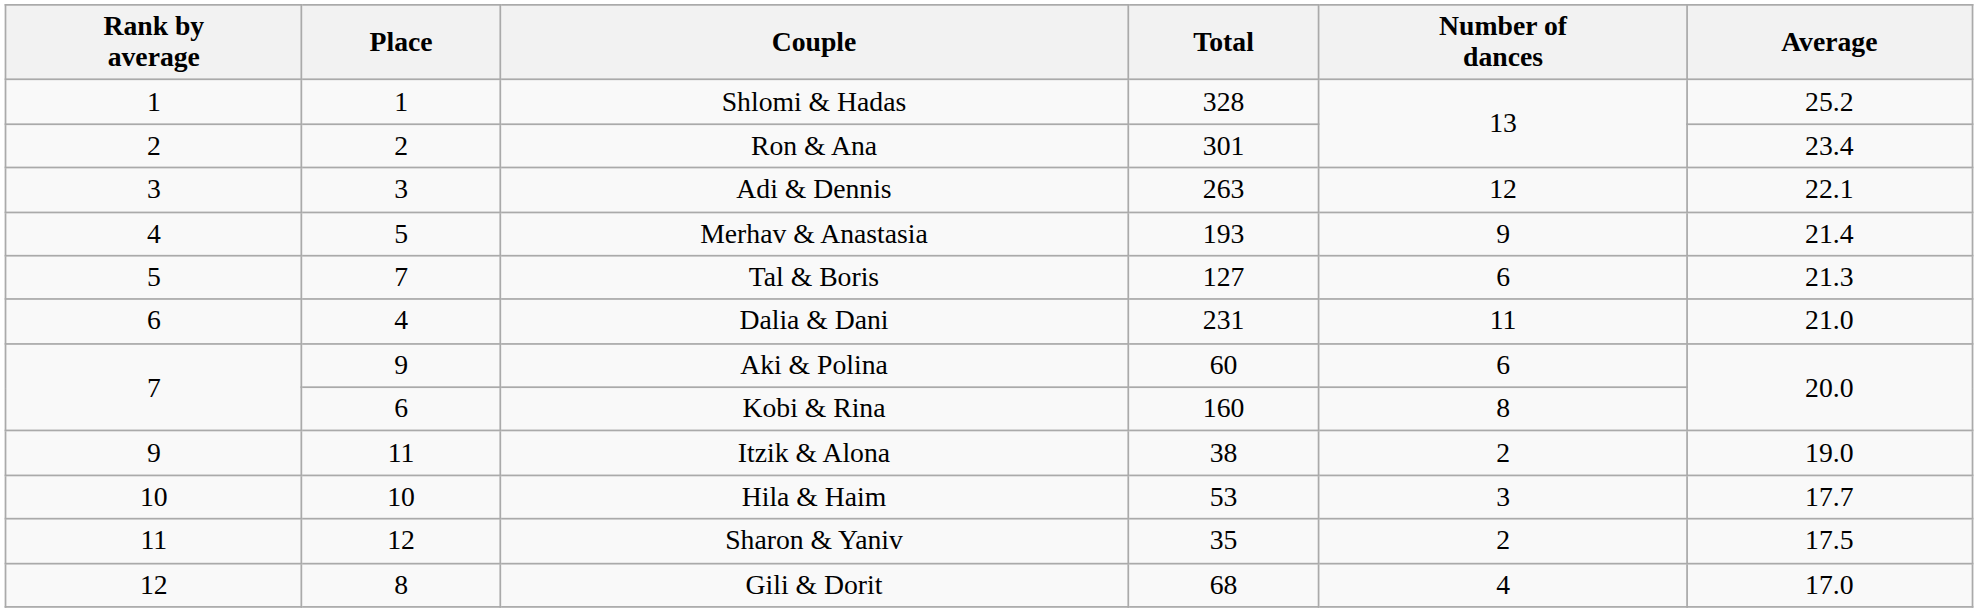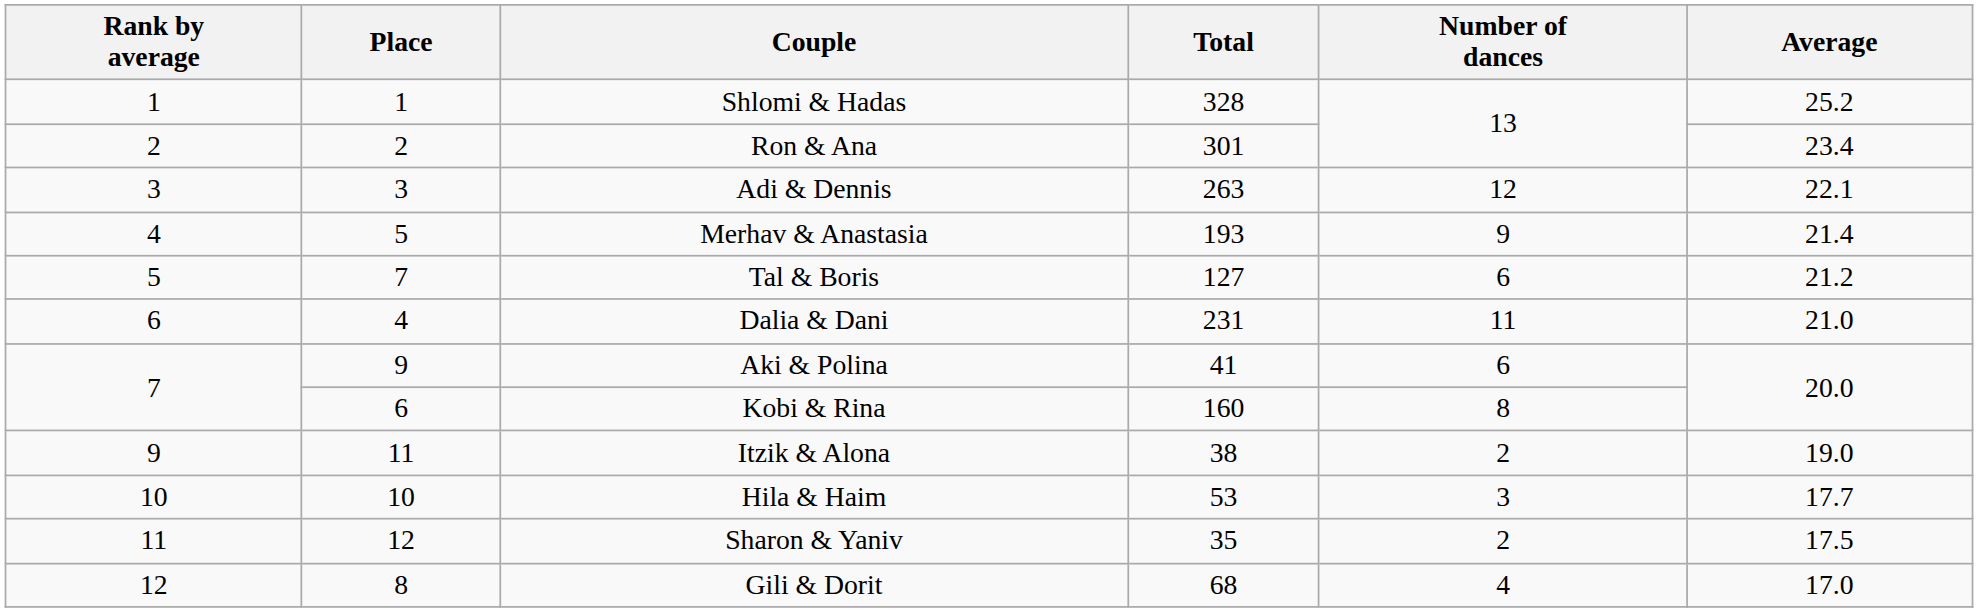(1829, 277) 21.3 -> (1829, 277) 21.2
(1224, 364) 60 -> (1224, 364) 41
